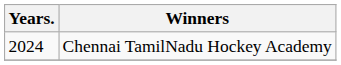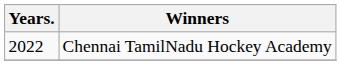(26, 45) 2024 -> (26, 45) 2022
